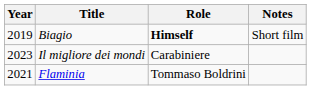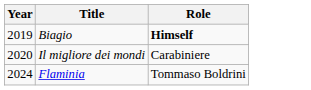- column: (277, 14)
(20, 54) 2023 -> (20, 54) 2020
(20, 74) 2021 -> (20, 74) 2024
